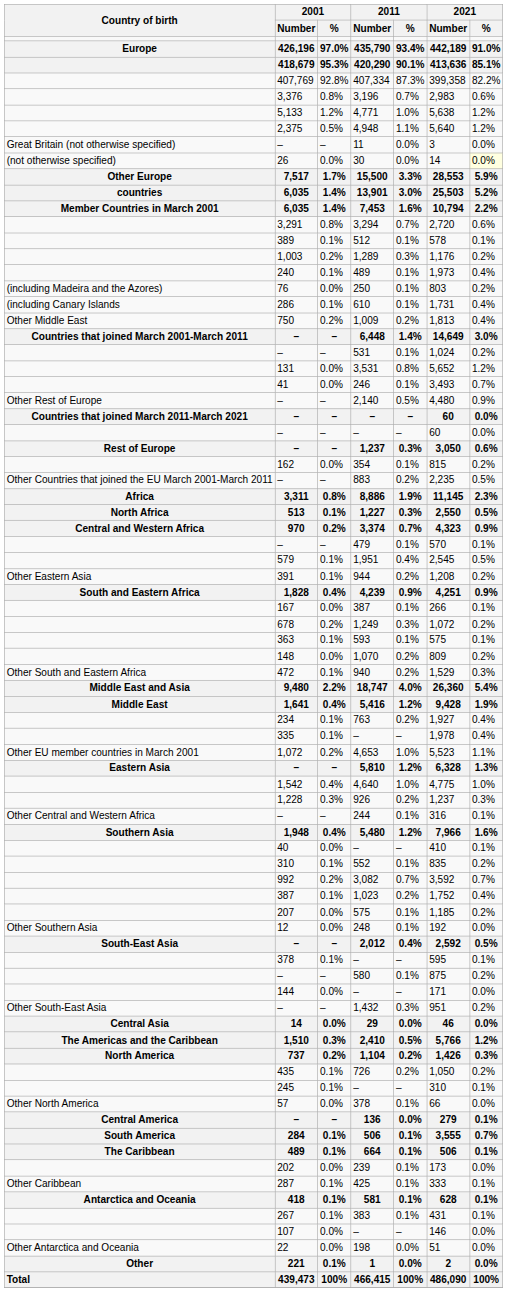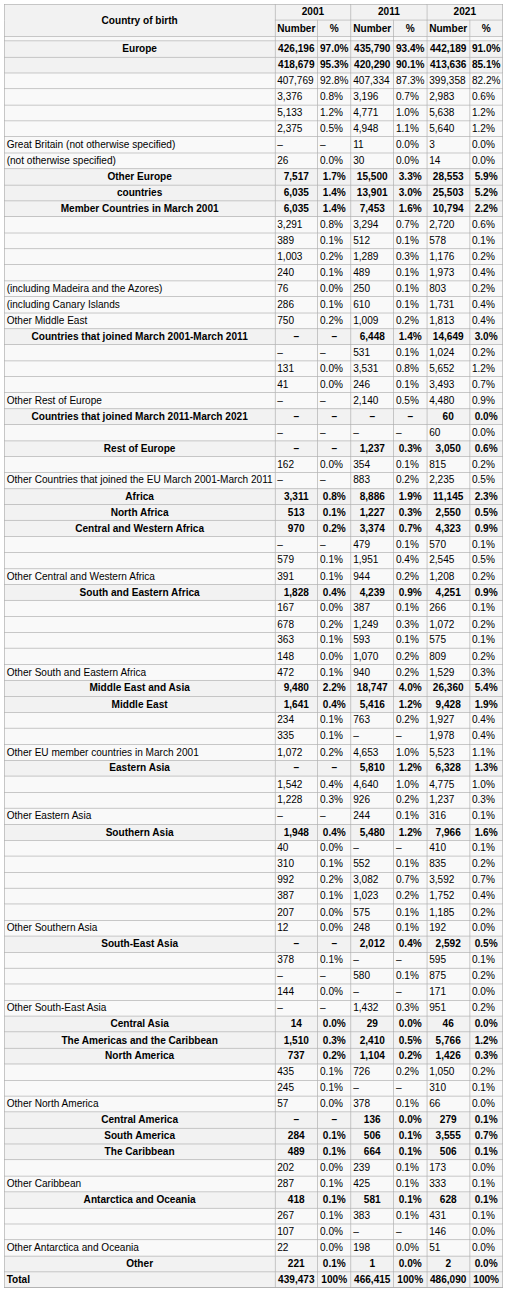(483, 161) lightyellow background -> (483, 161) no background
(49, 576) Other Eastern Asia -> (81, 576) Other Central and Western Africa
(81, 816) Other Central and Western Africa -> (49, 816) Other Eastern Asia
